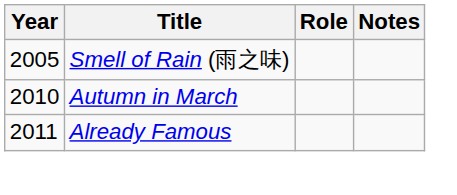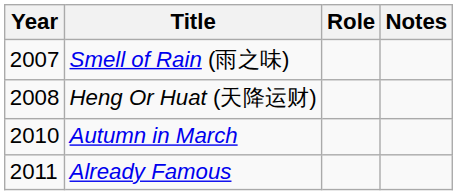(35, 59) 2005 -> (35, 59) 2007
+ row: (193, 98)
